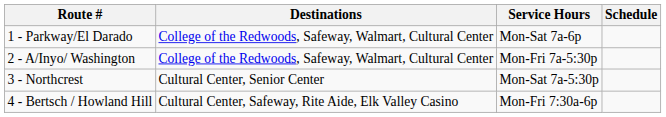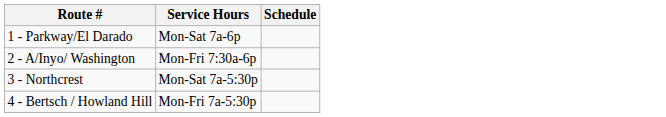- column: (326, 15)
(548, 58) Mon-Fri 7a-5:30p -> (207, 58) Mon-Fri 7:30a-6p
(548, 101) Mon-Fri 7:30a-6p -> (207, 101) Mon-Fri 7a-5:30p
